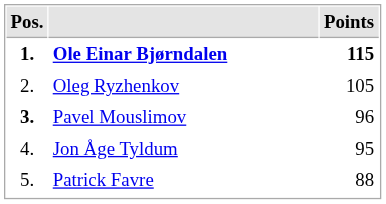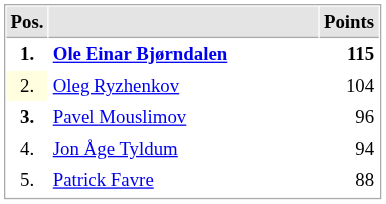(27, 85) no background -> (27, 85) lightyellow background
(360, 85) 105 -> (360, 85) 104
(365, 148) 95 -> (365, 148) 94
